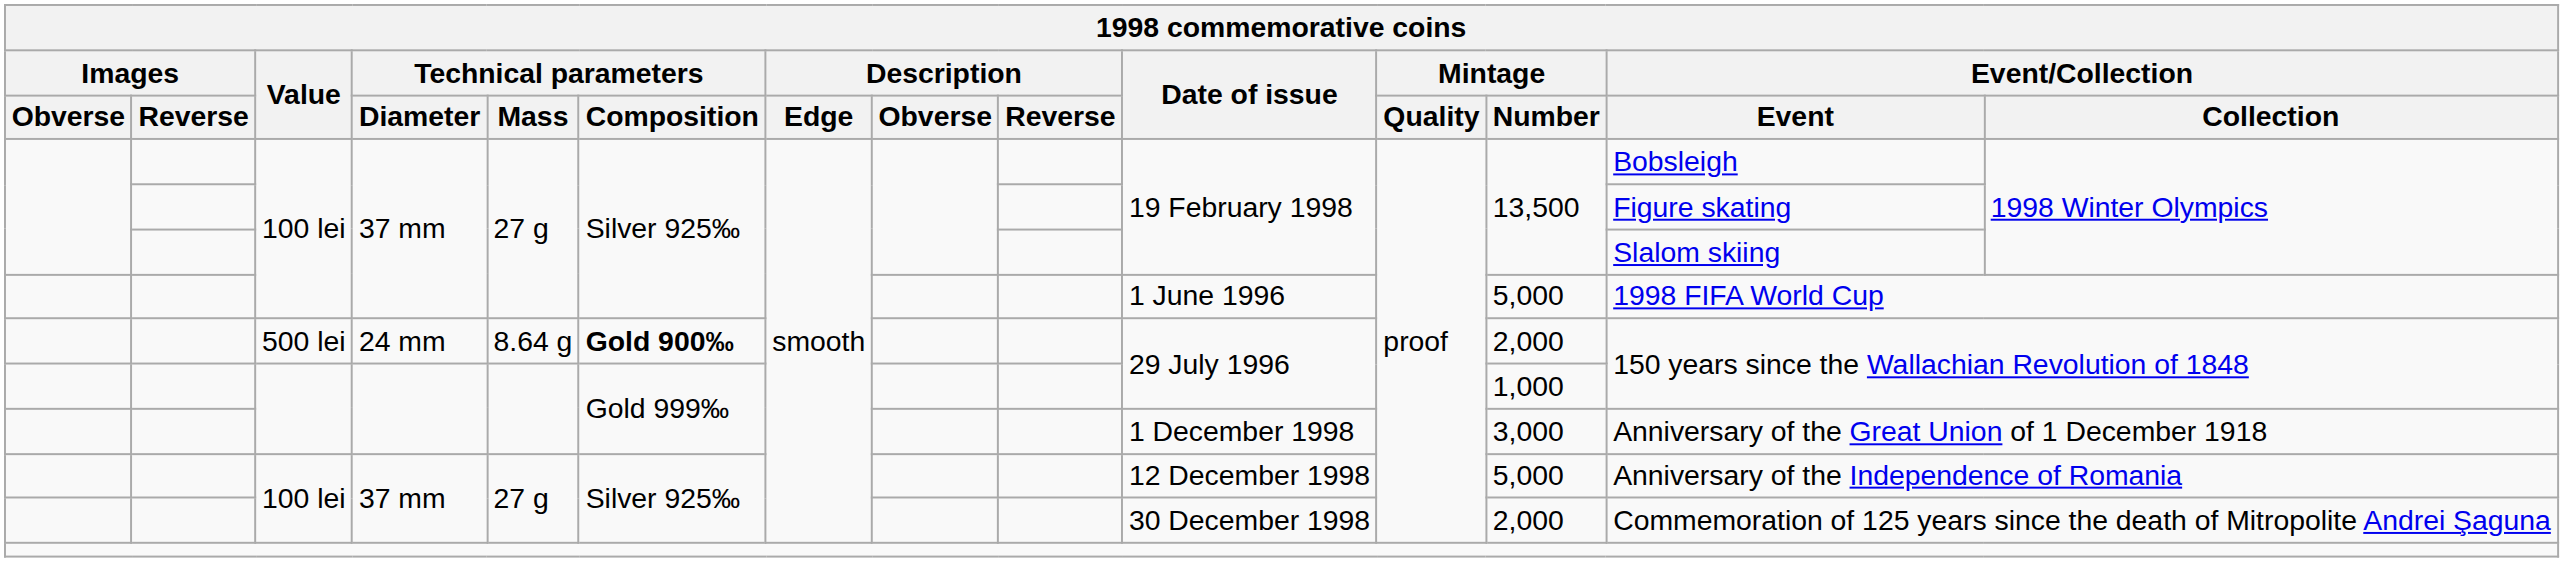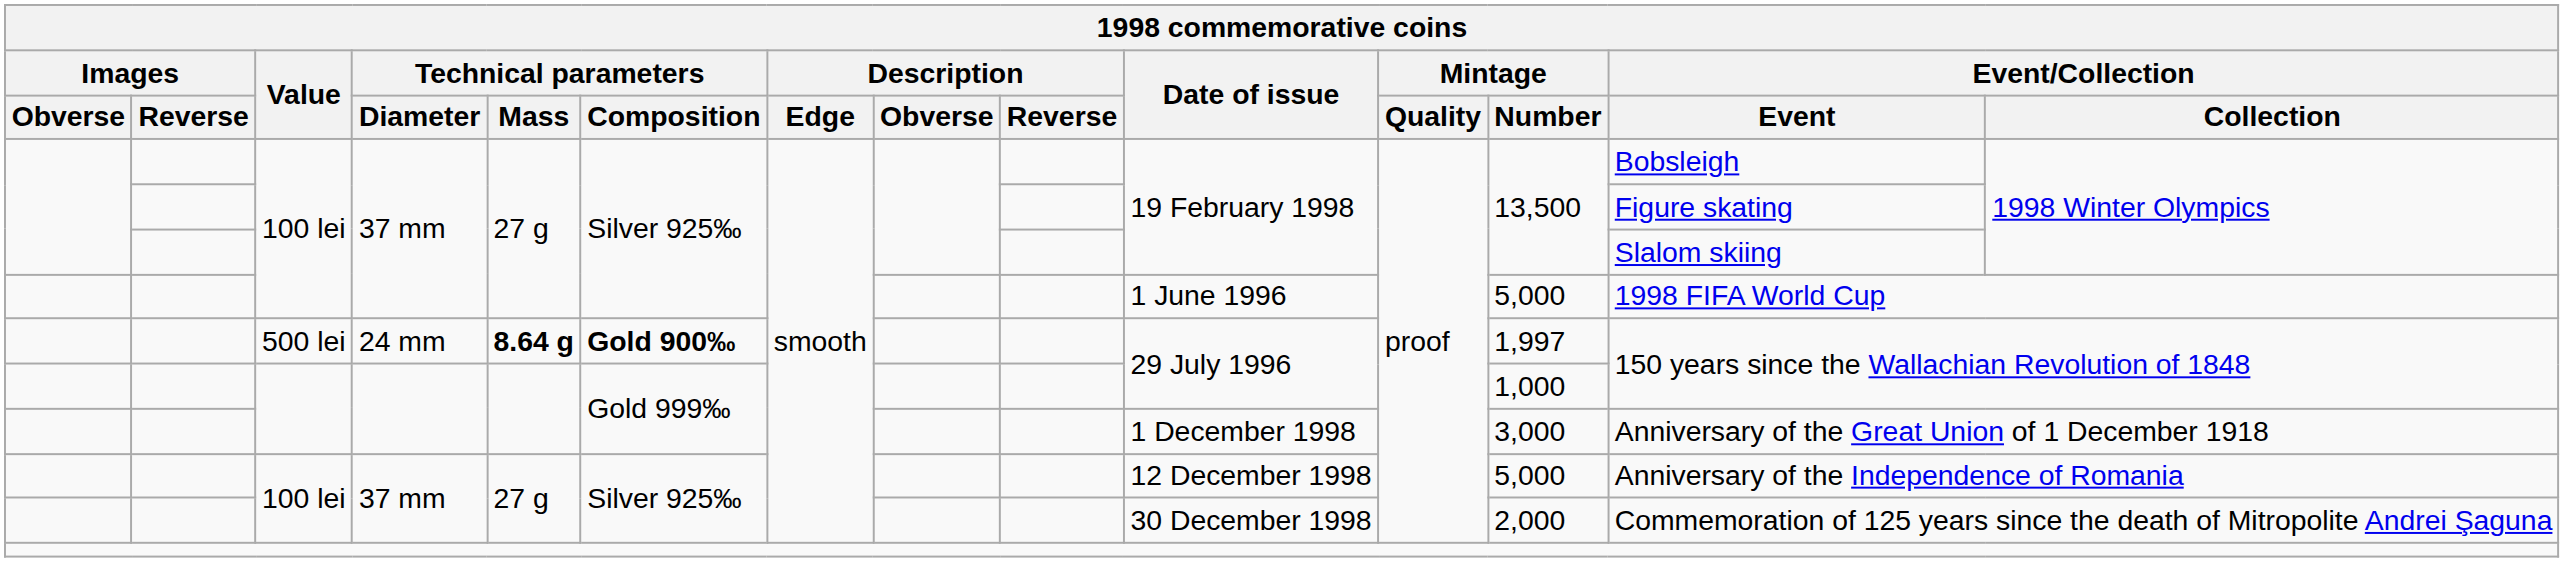(533, 342) normal -> (534, 342) bold
(1528, 342) 2,000 -> (1530, 342) 1,997
